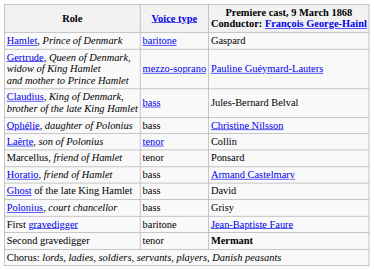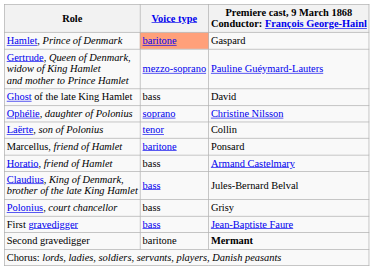(160, 40) no background -> (160, 40) lightsalmon background
rows swapped: (72, 103) <-> (70, 191)
(152, 125) bass -> (159, 113) soprano
(153, 158) tenor -> (160, 146) baritone
(160, 224) baritone -> (152, 224) bass
(153, 240) tenor -> (160, 240) baritone
